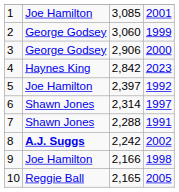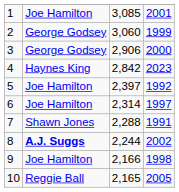(60, 104) Shawn Jones -> (59, 104) Joe Hamilton
(126, 141) 2,242 -> (126, 141) 2,244
